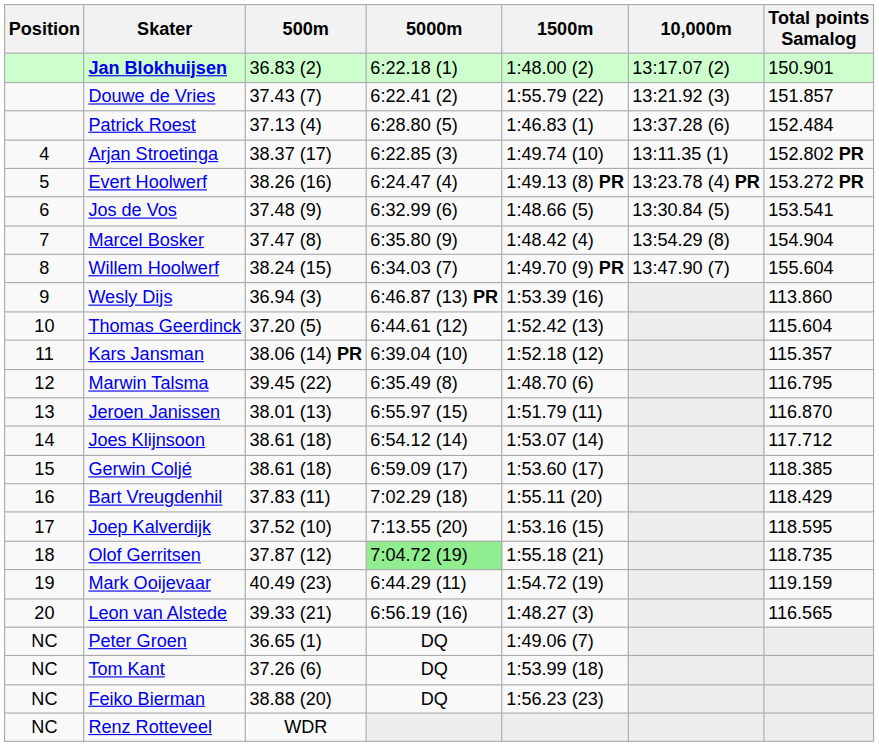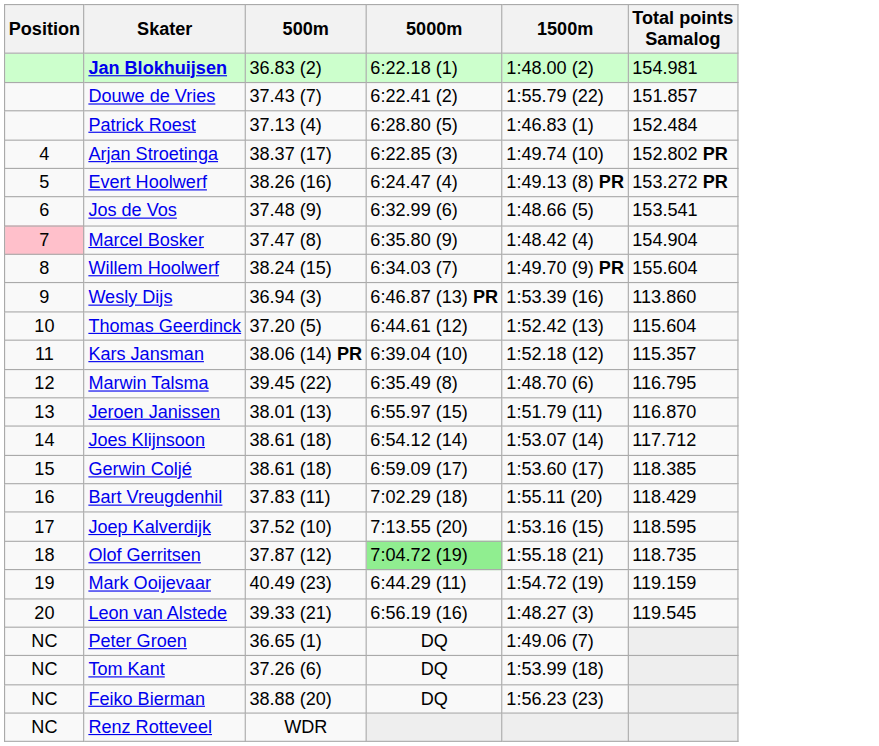- column: (696, 29)
(801, 67) 150.901 -> (665, 67) 154.981
(44, 239) no background -> (44, 239) pink background
(800, 612) 116.565 -> (664, 612) 119.545
